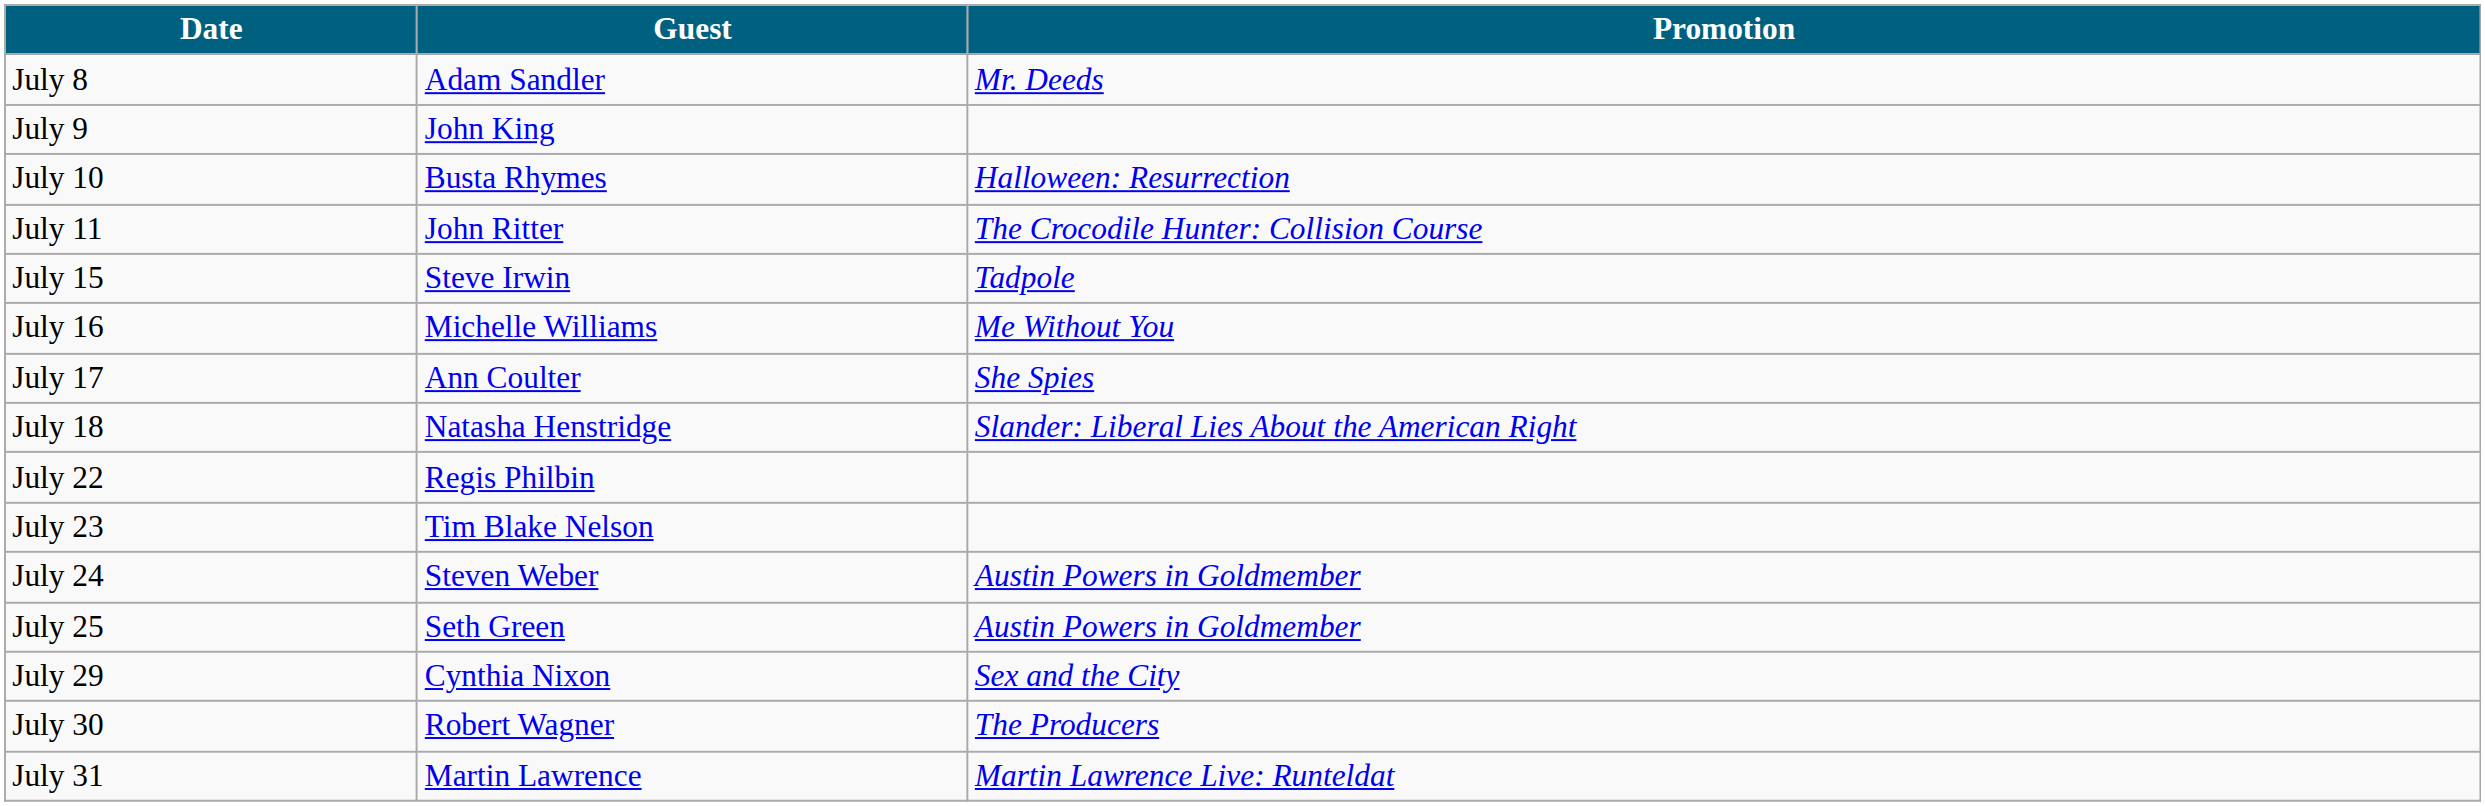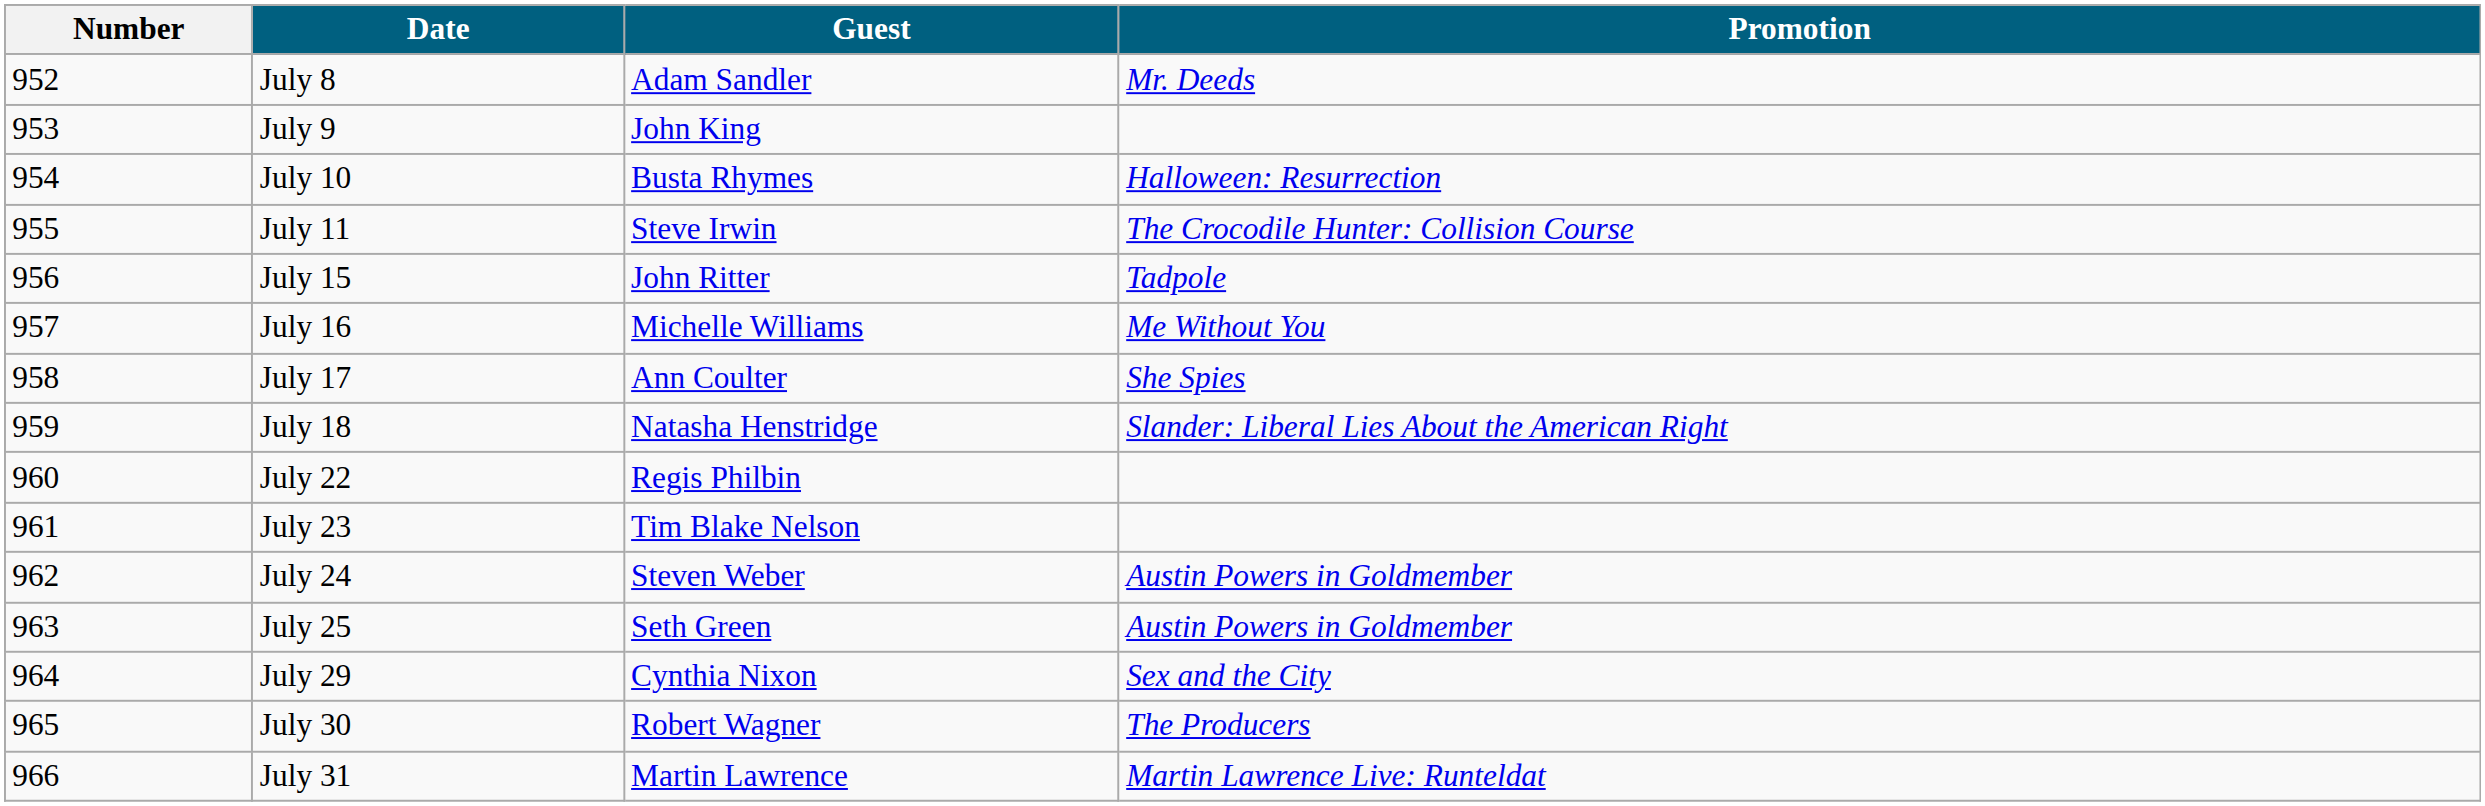+ column: (129, 29)
(494, 228) John Ritter -> (704, 228) Steve Irwin
(497, 278) Steve Irwin -> (700, 278) John Ritter
